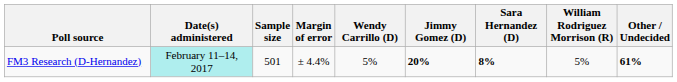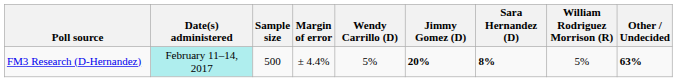(273, 61) 501 -> (273, 61) 500
(631, 61) 61% -> (631, 61) 63%
